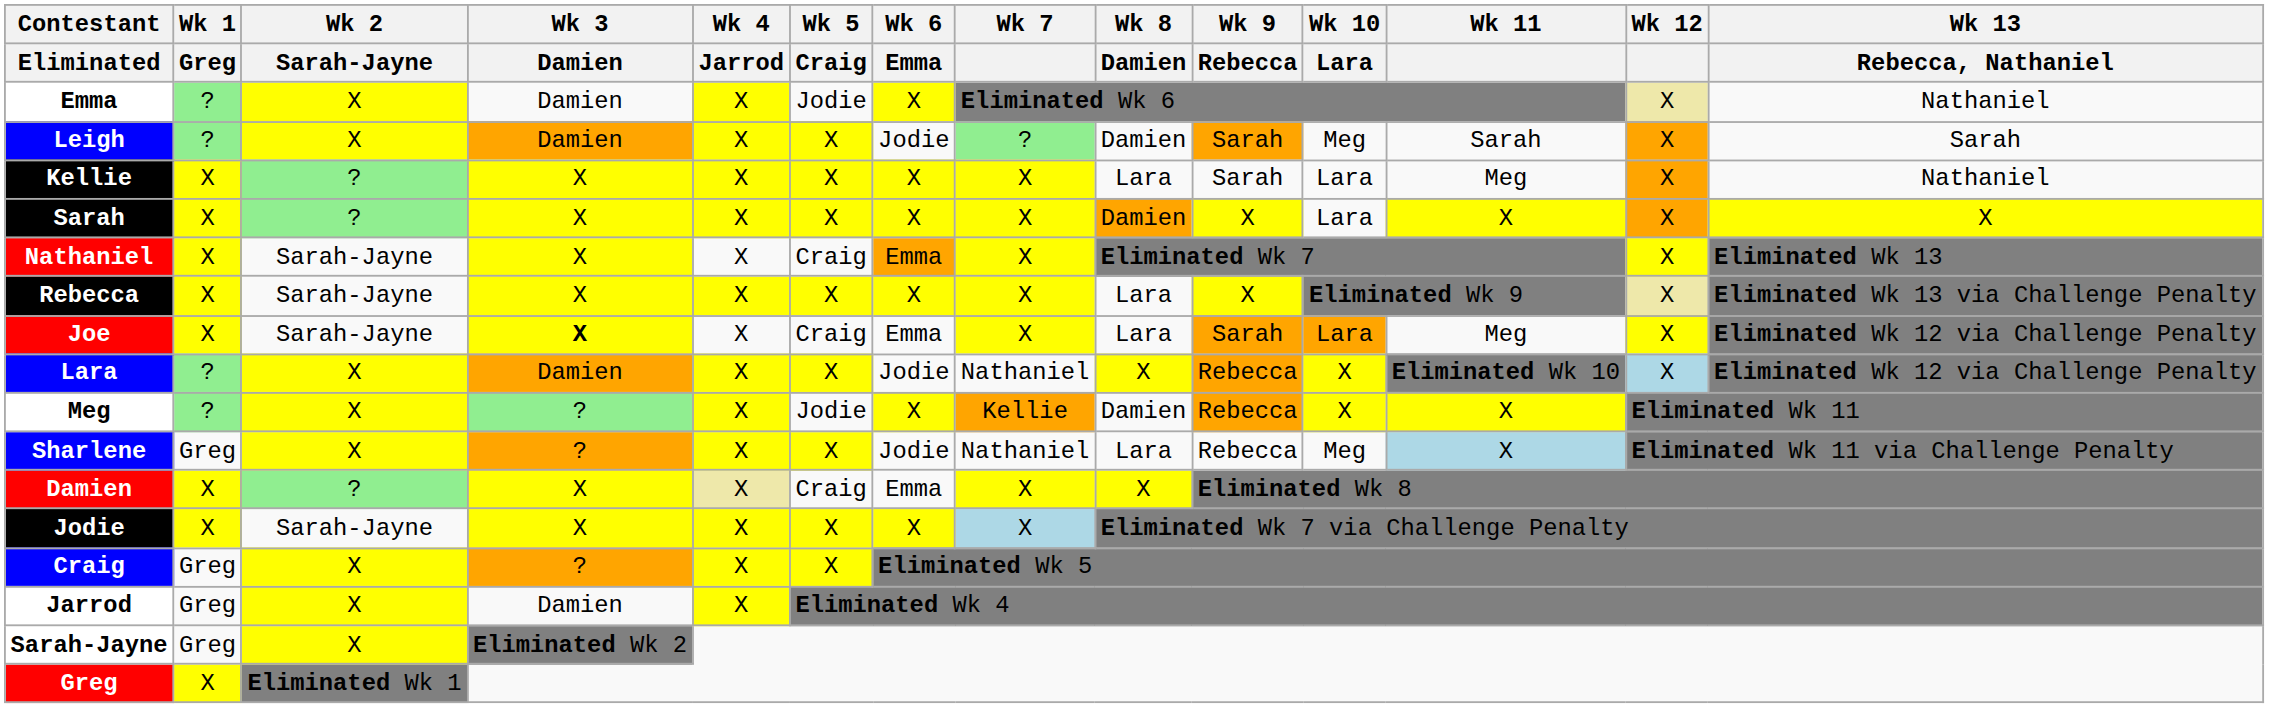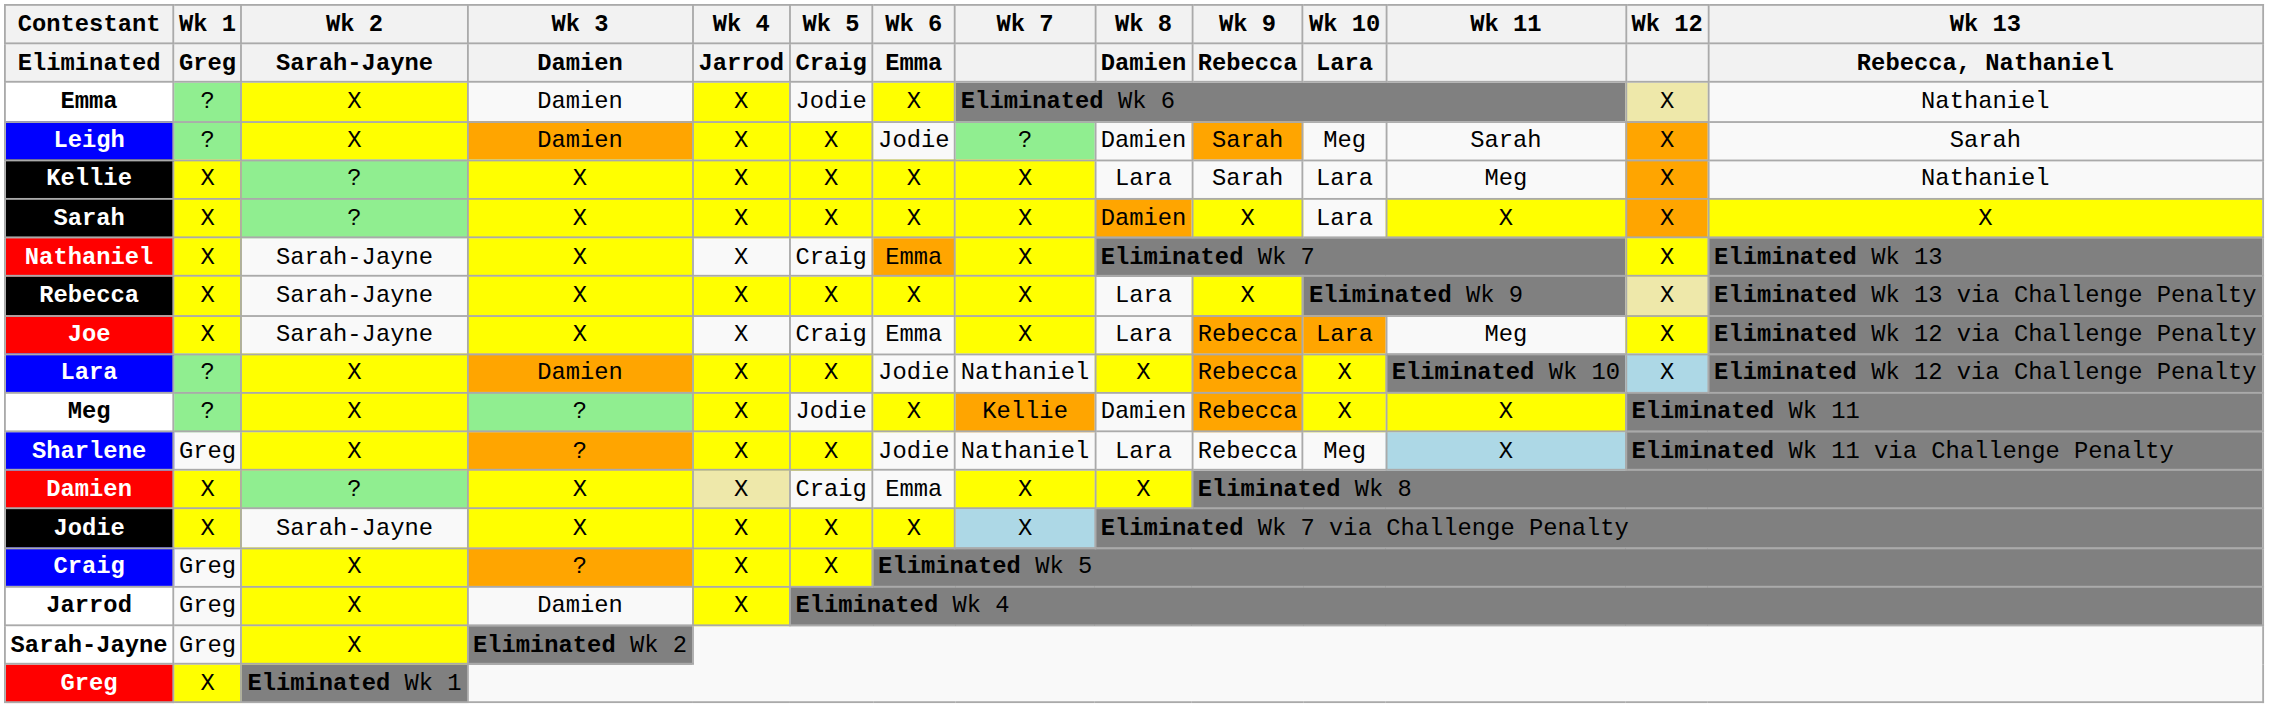(580, 334) bold -> (580, 334) normal
(1248, 334) Sarah -> (1248, 334) Rebecca
